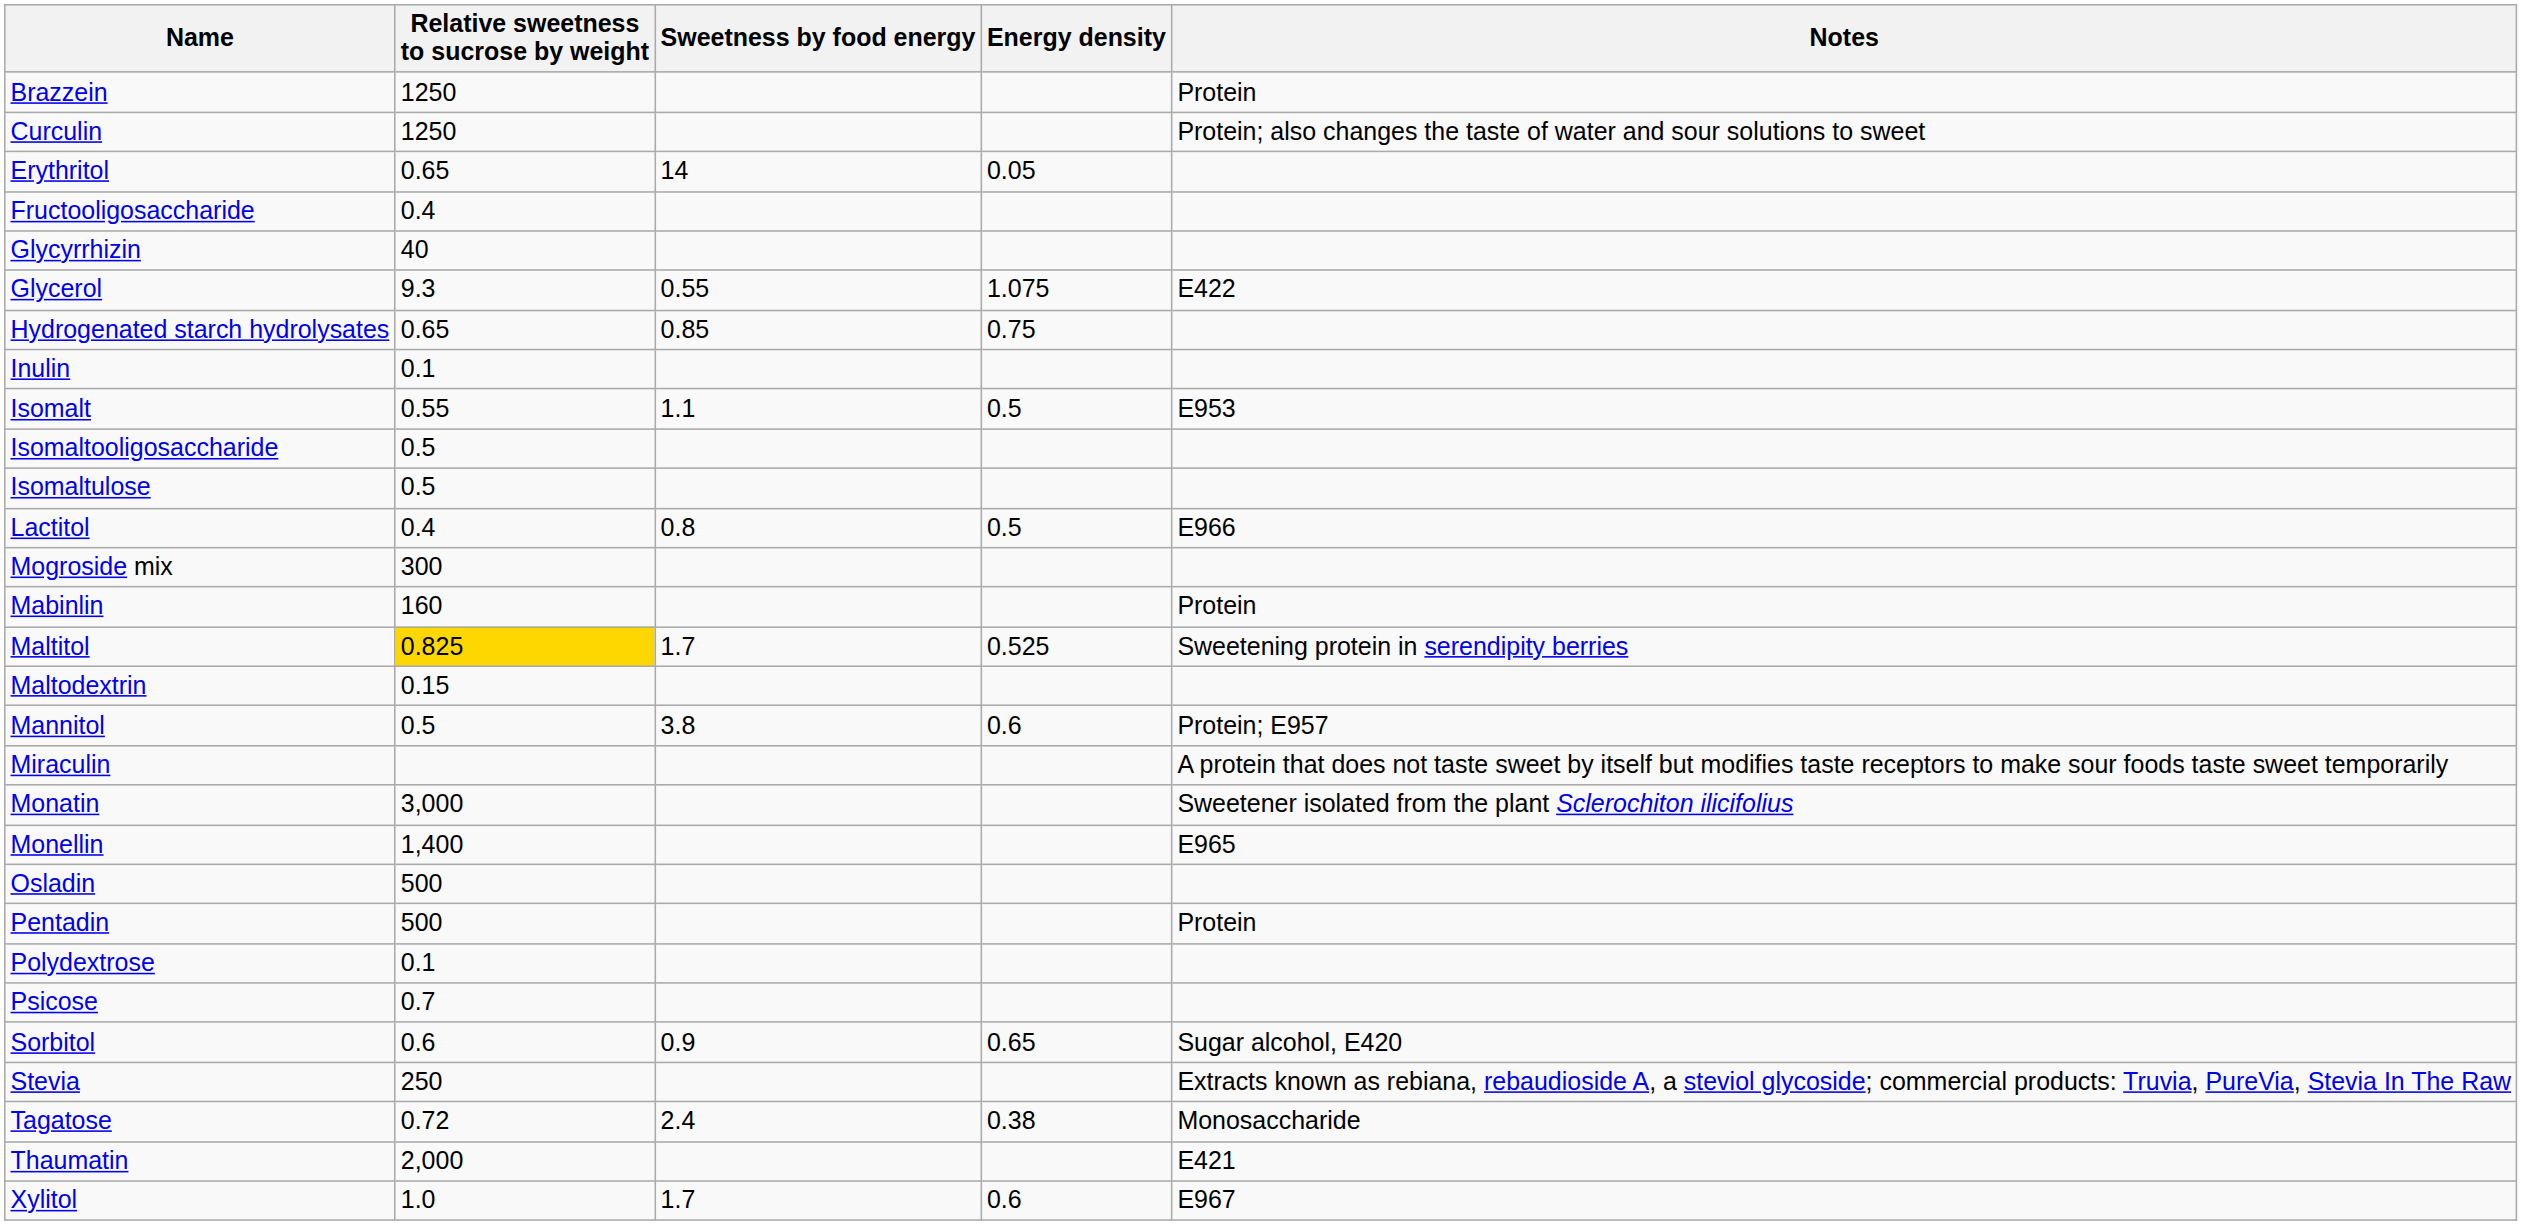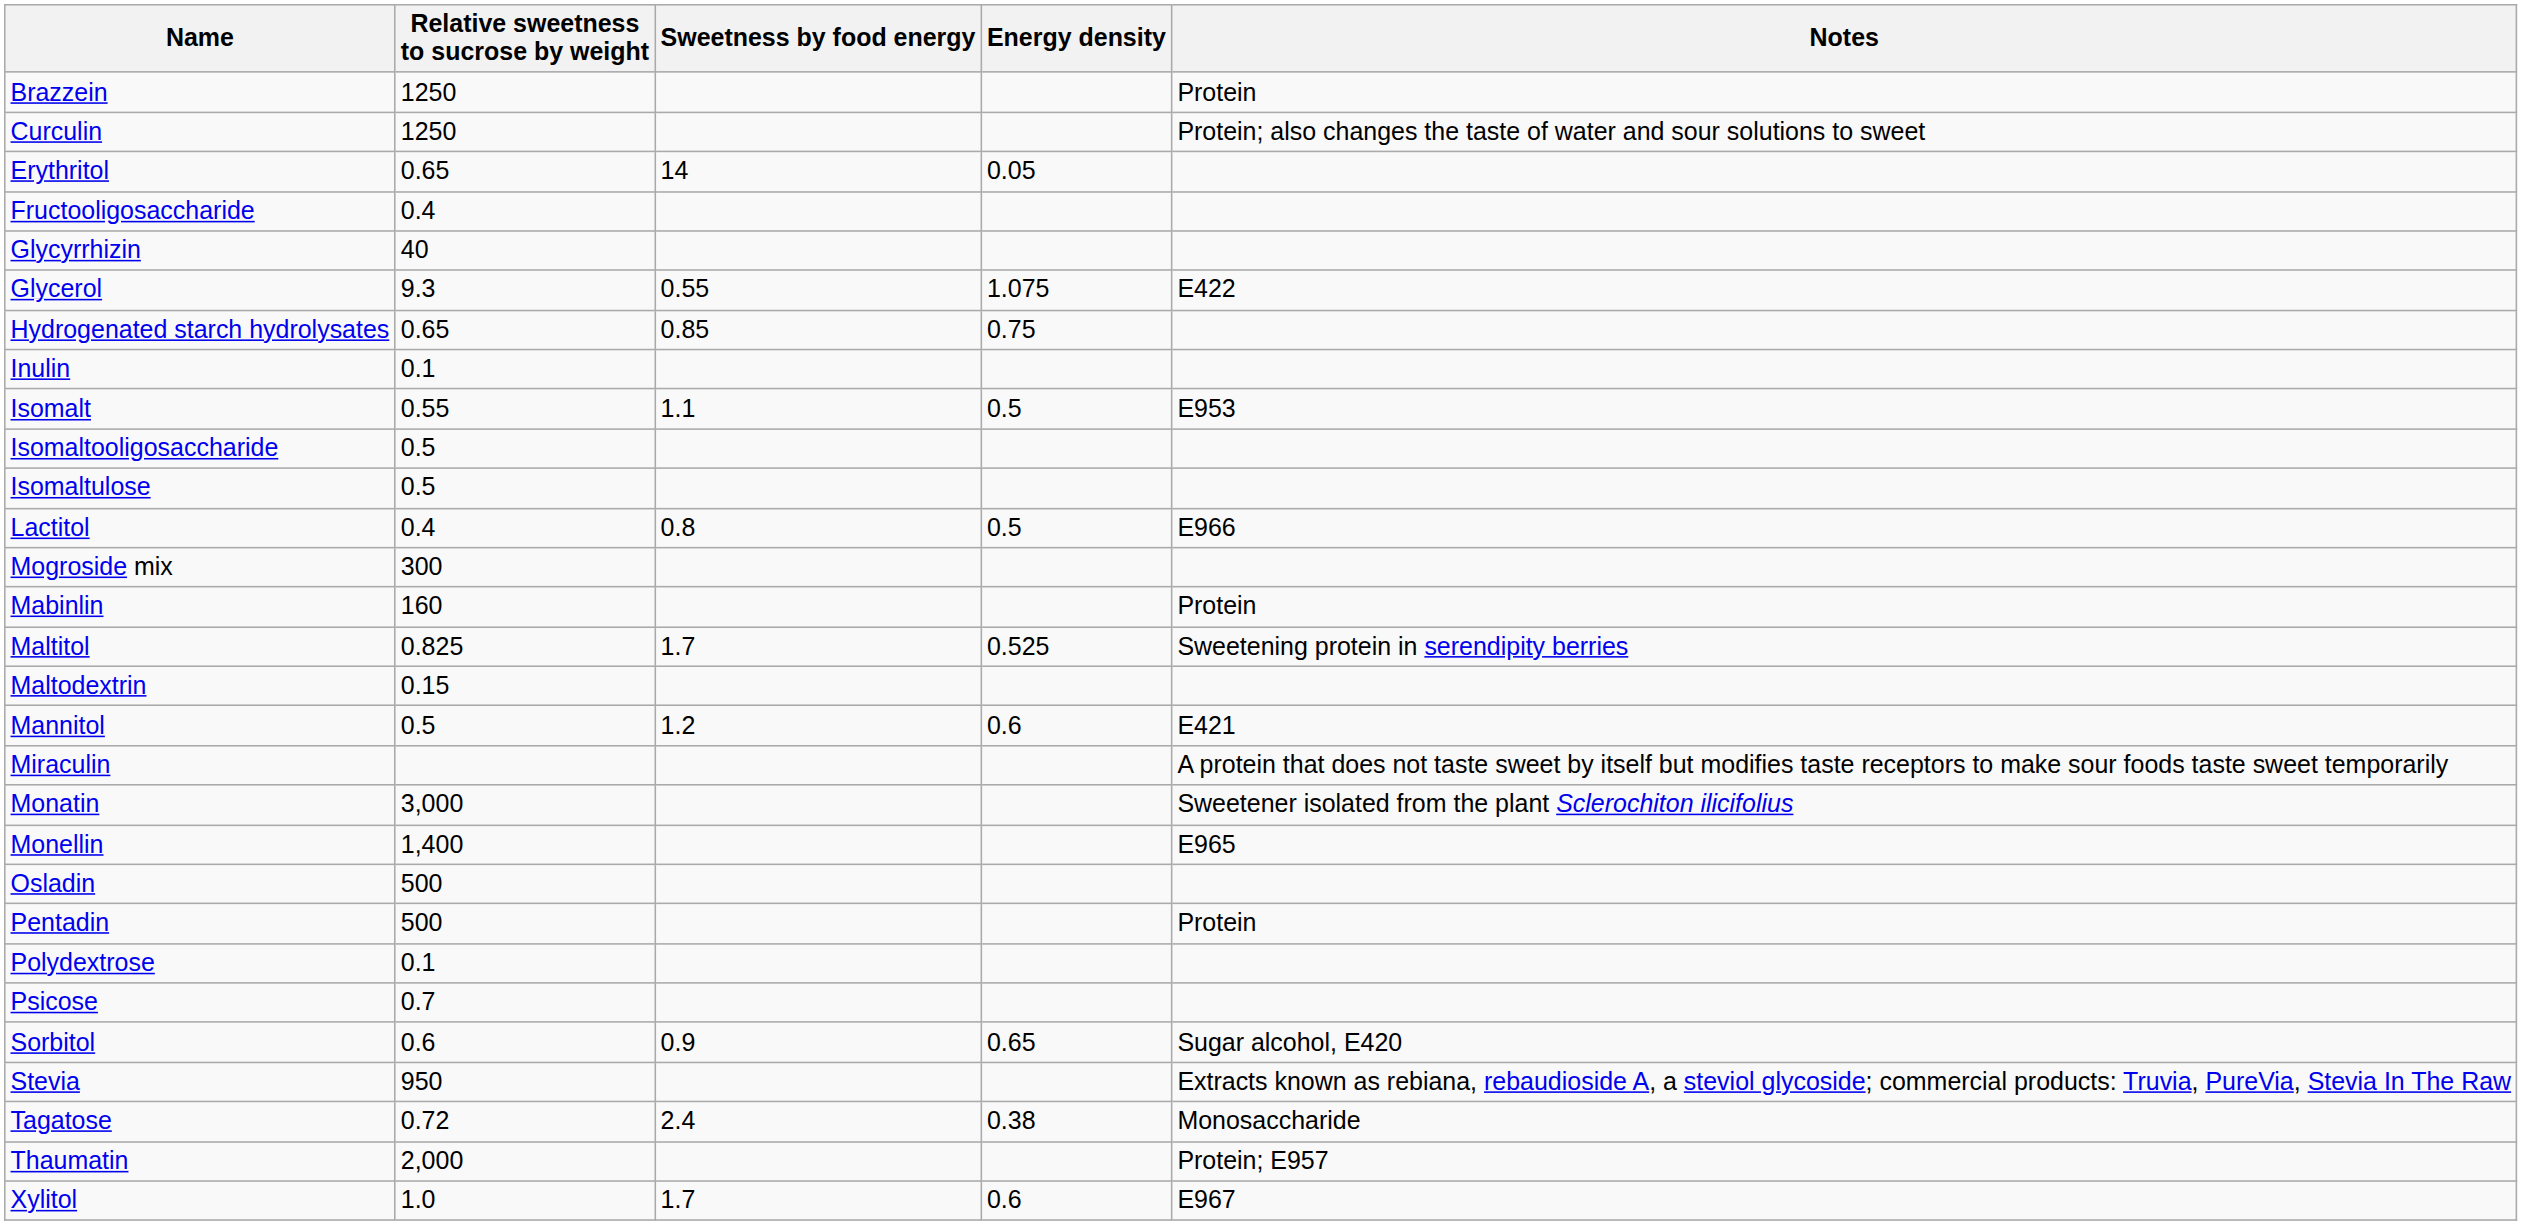(432, 646) gold background -> (432, 646) no background
(678, 725) 3.8 -> (678, 725) 1.2
(1253, 725) Protein; E957 -> (1207, 725) E421
(422, 1081) 250 -> (422, 1081) 950
(1207, 1160) E421 -> (1253, 1160) Protein; E957
